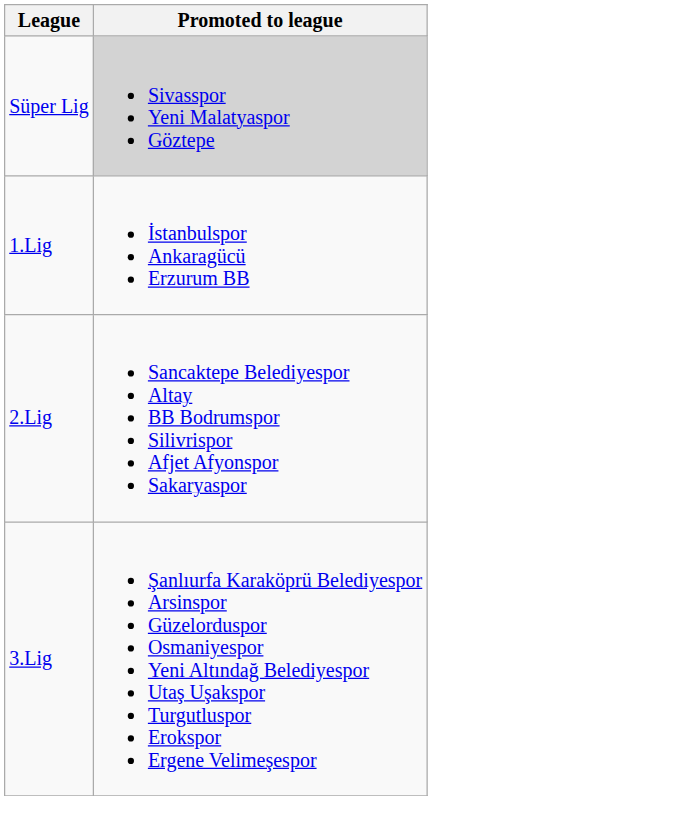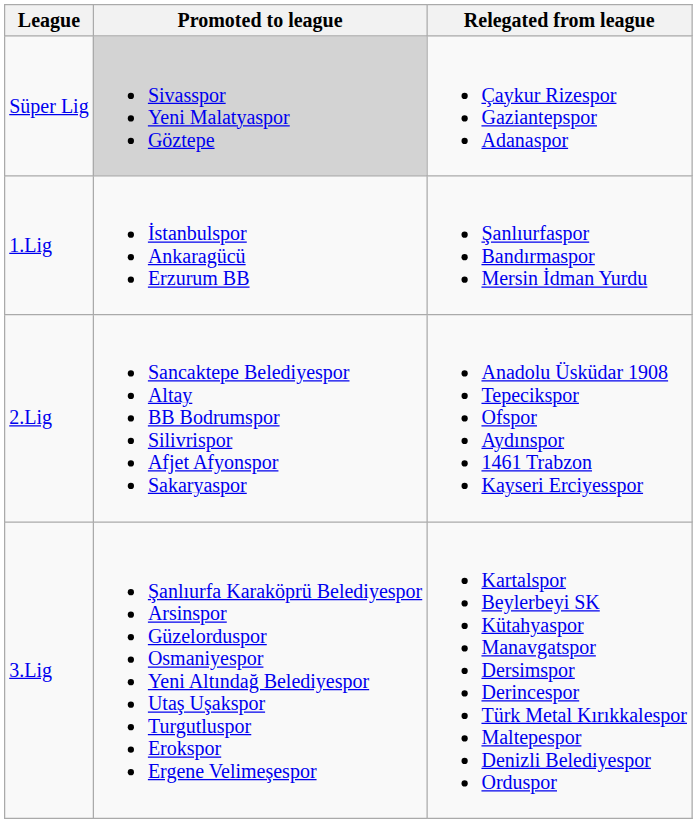+ column: (559, 20)
